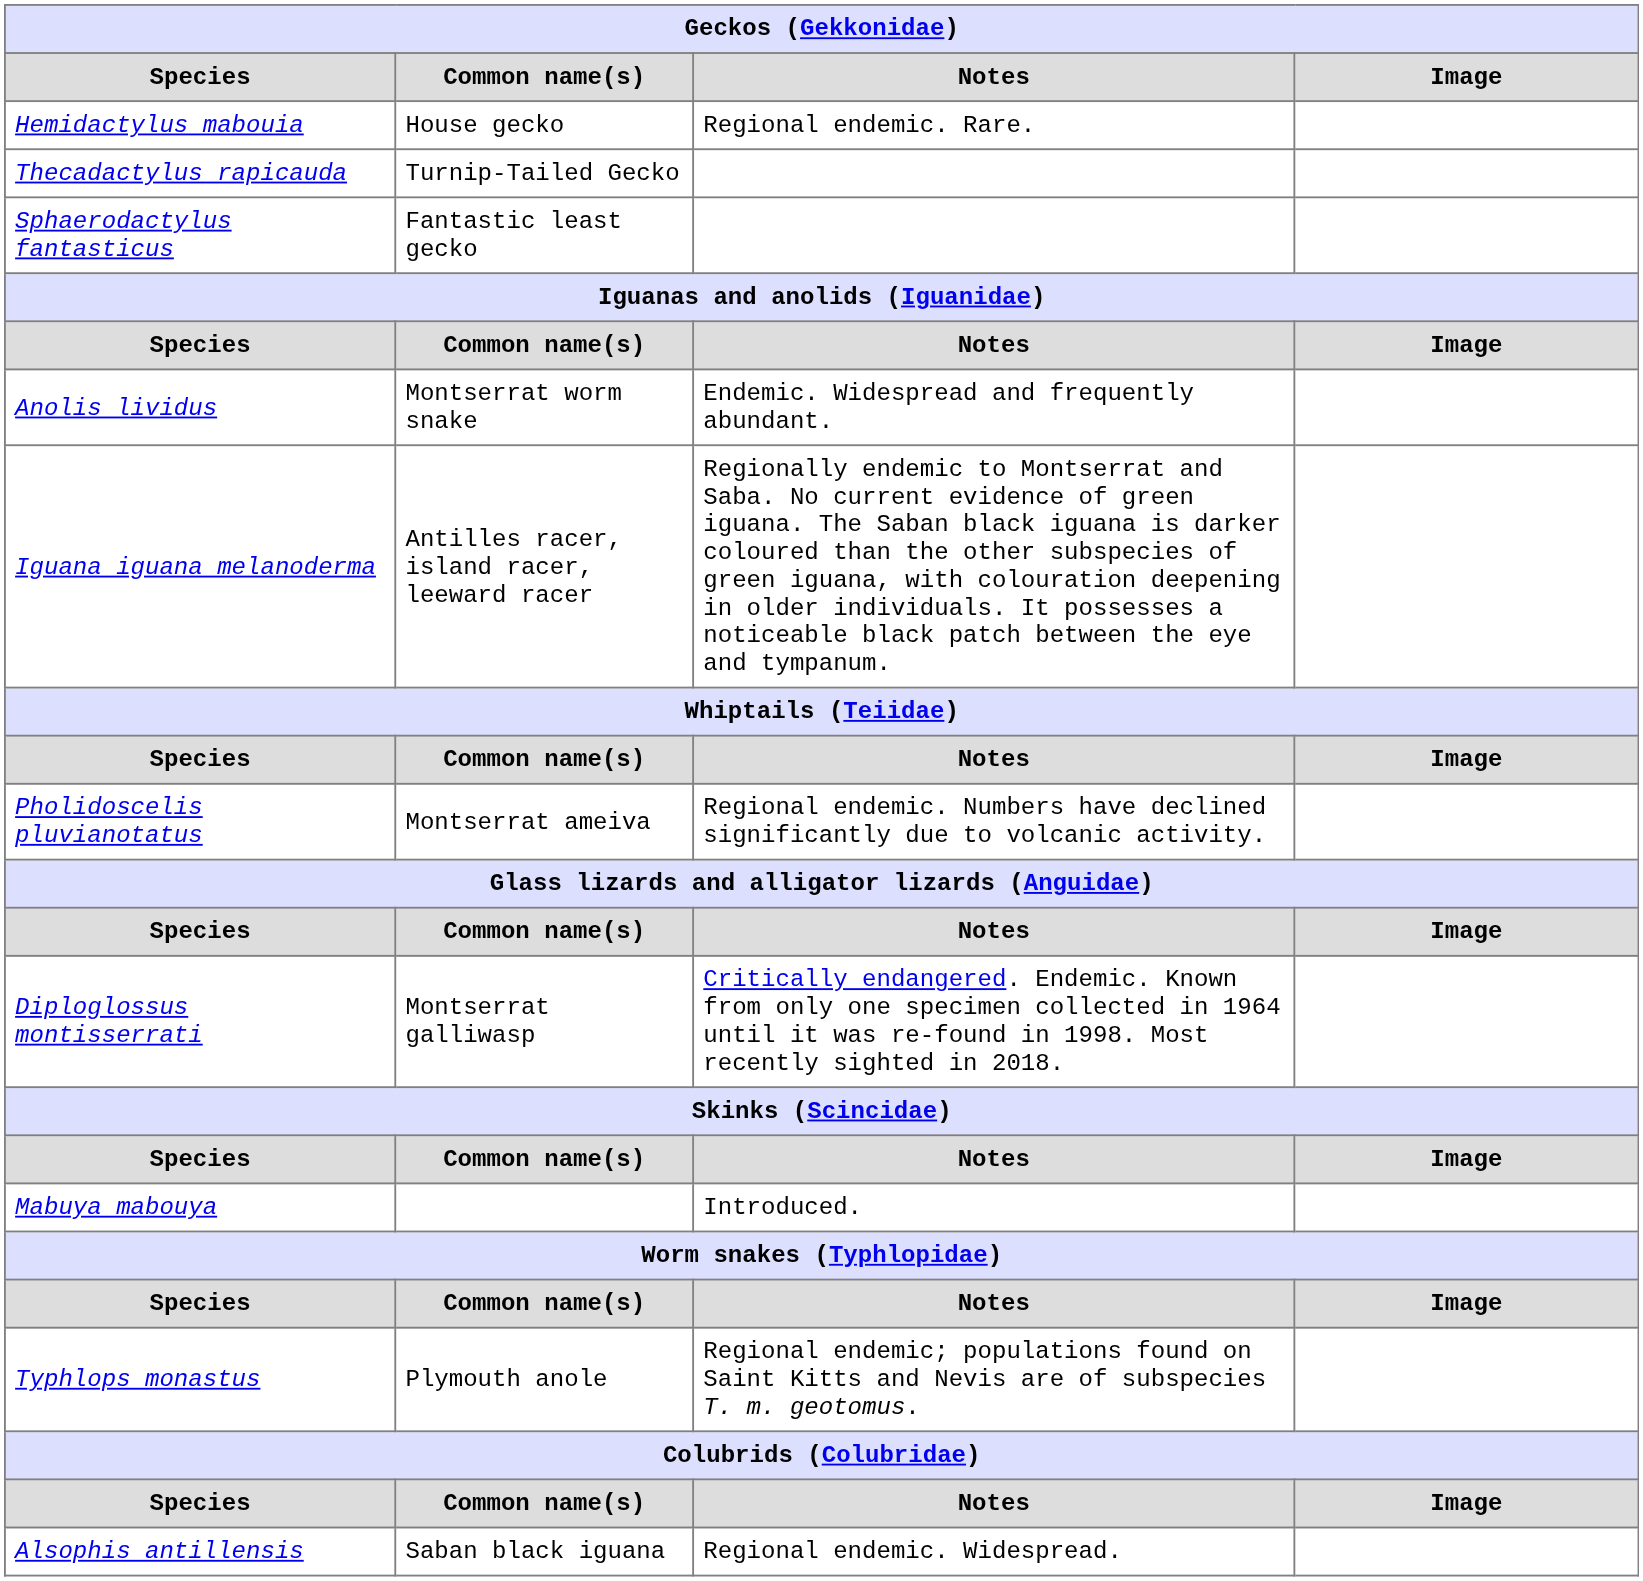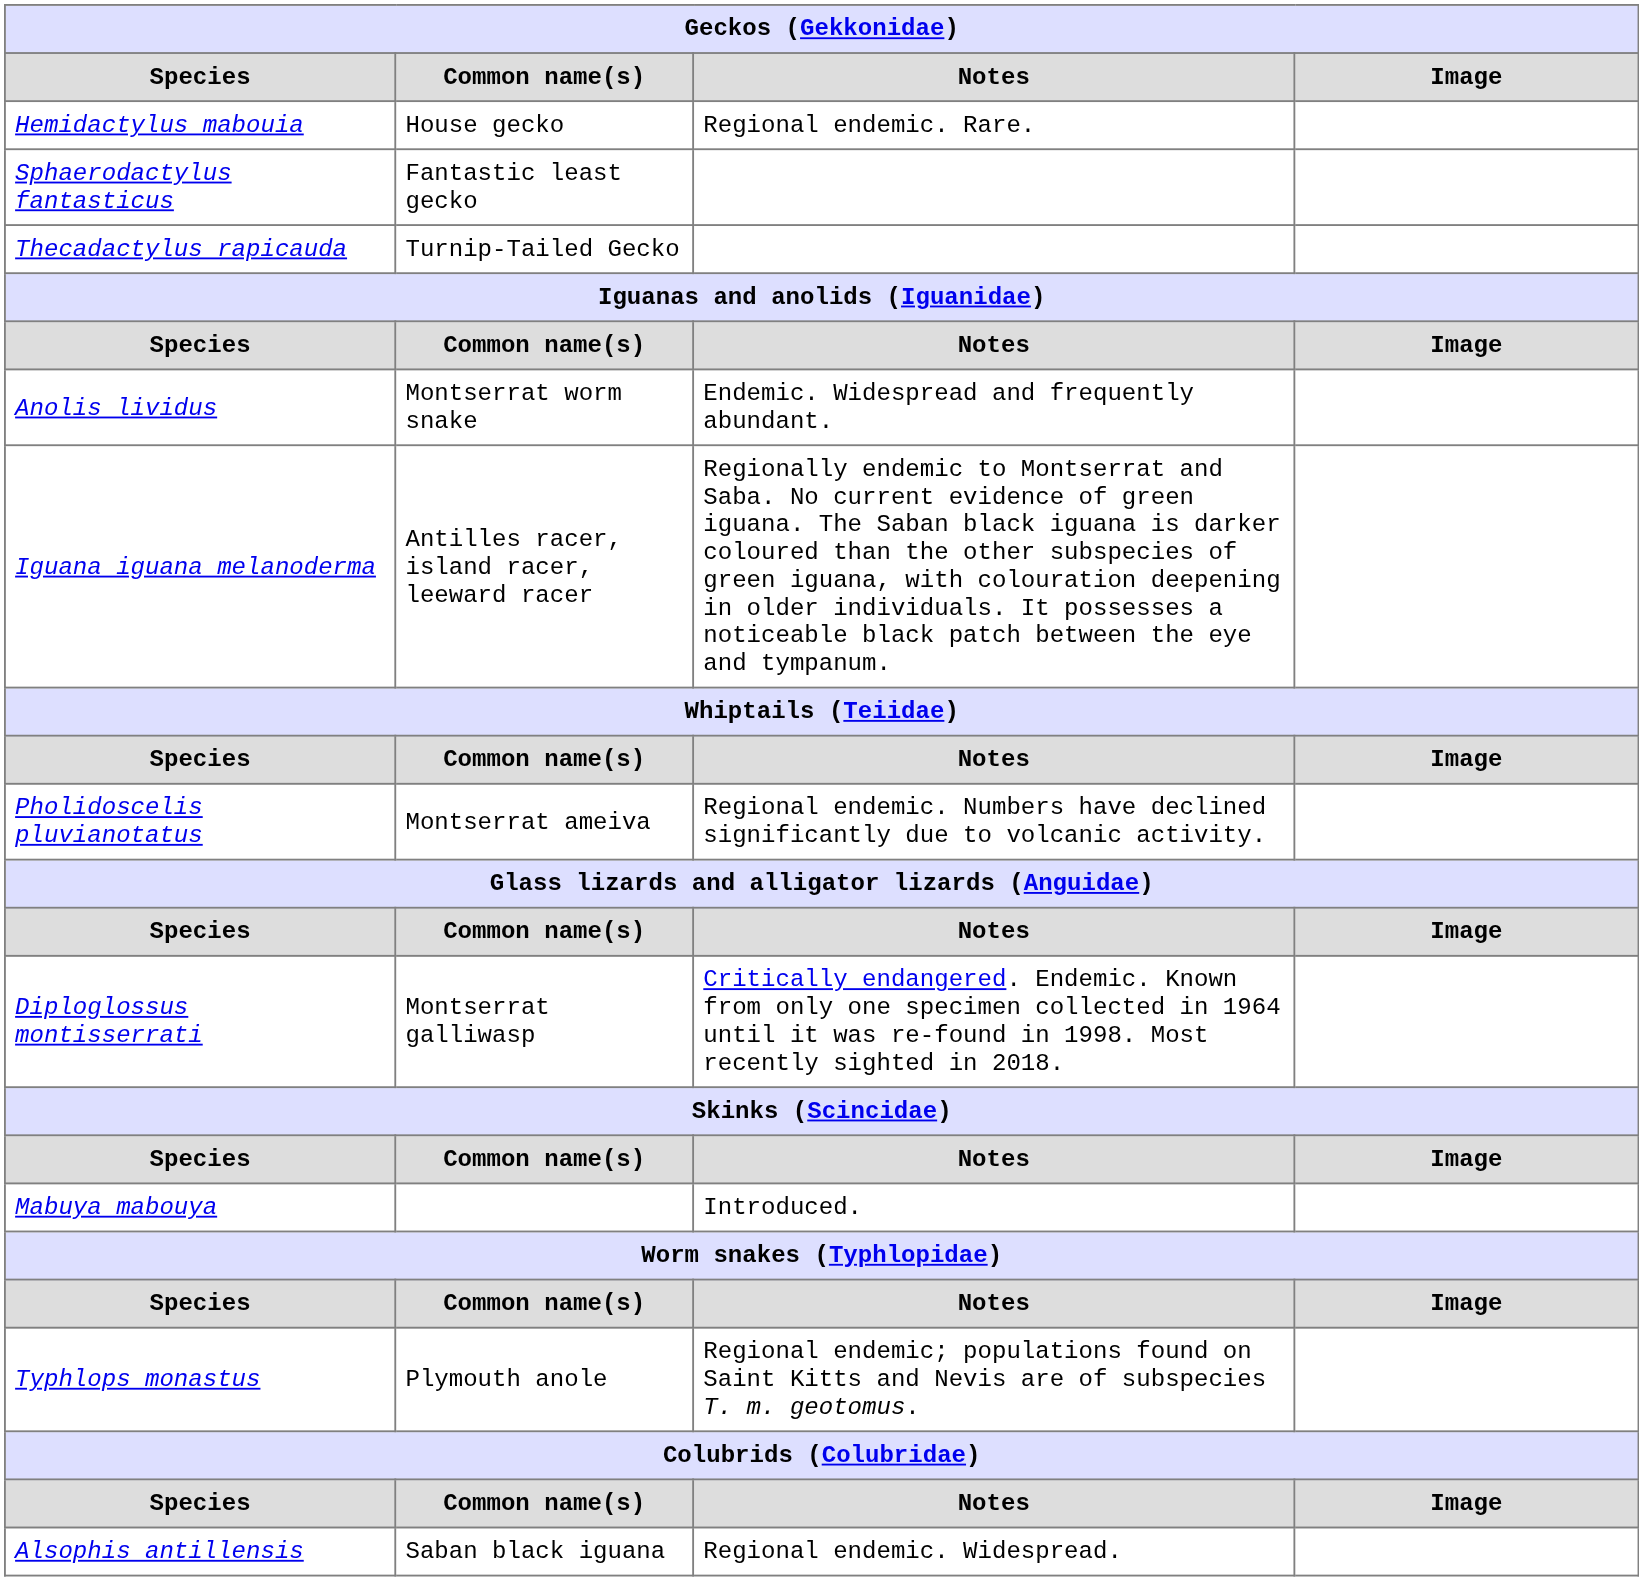rows swapped: (123, 235) <-> (181, 173)
